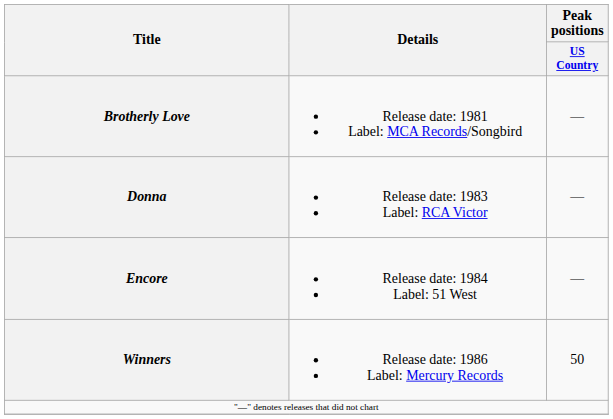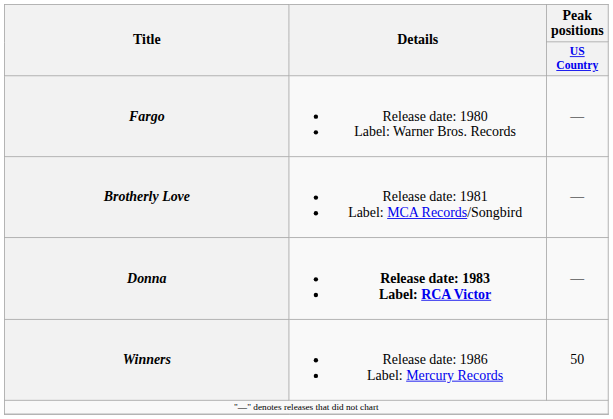+ row: (147, 116)
(418, 205) normal -> (418, 286) bold
- row: (147, 278)
